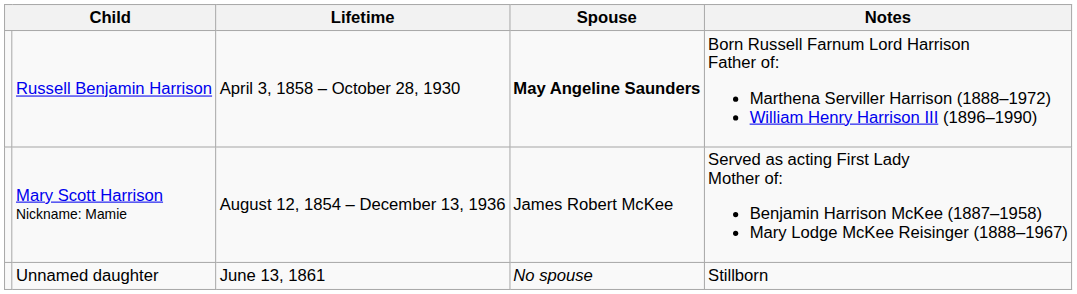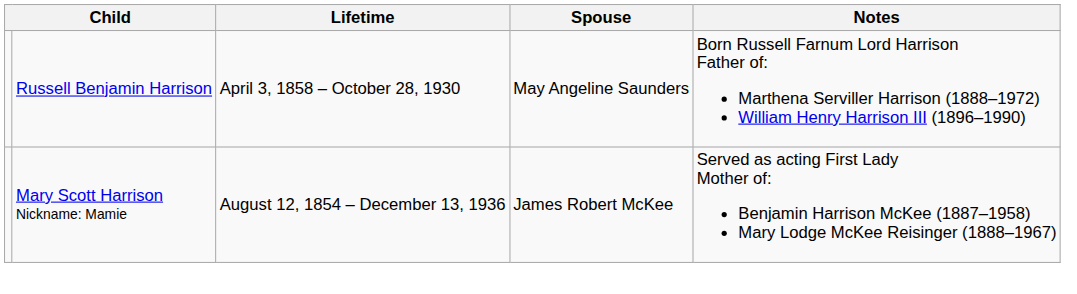(607, 88) bold -> (601, 88) normal
- row: (87, 275)
